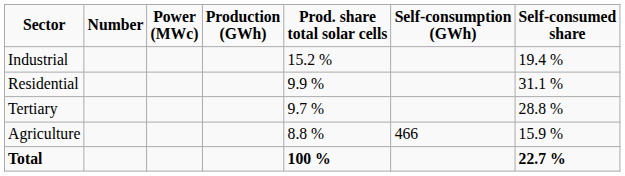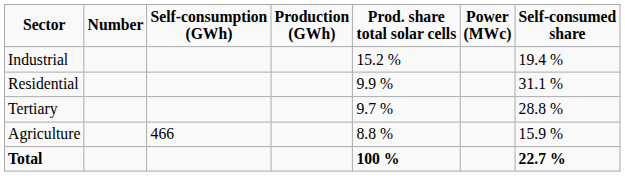columns swapped: (175, 25) <-> (453, 25)
